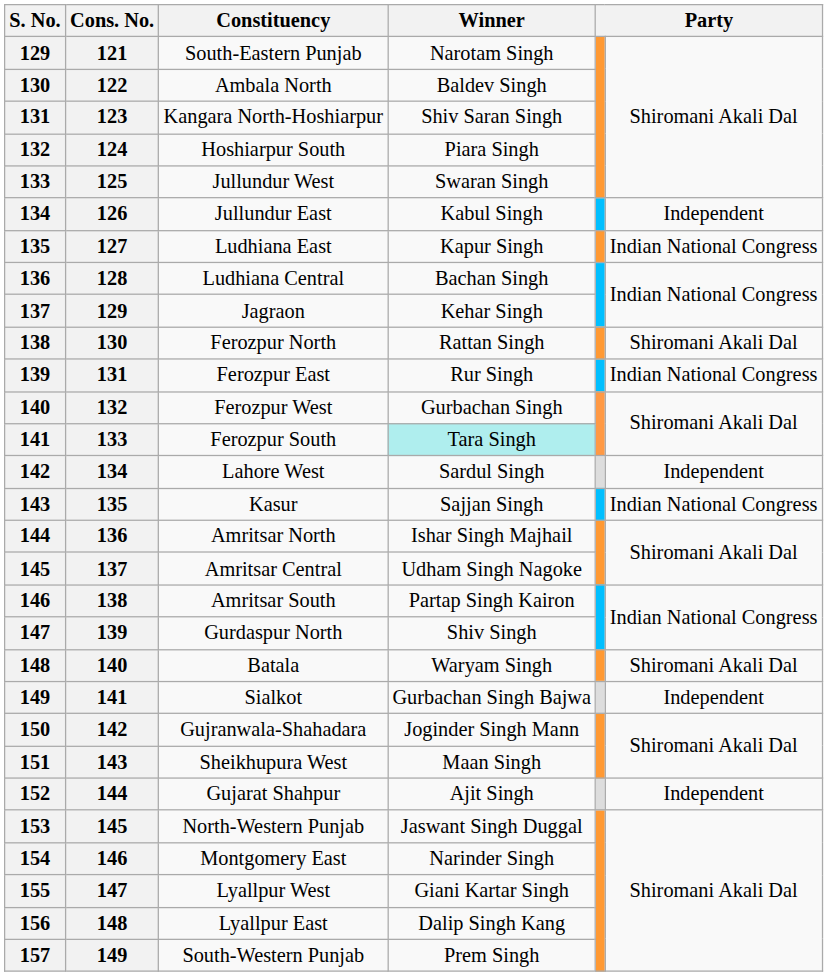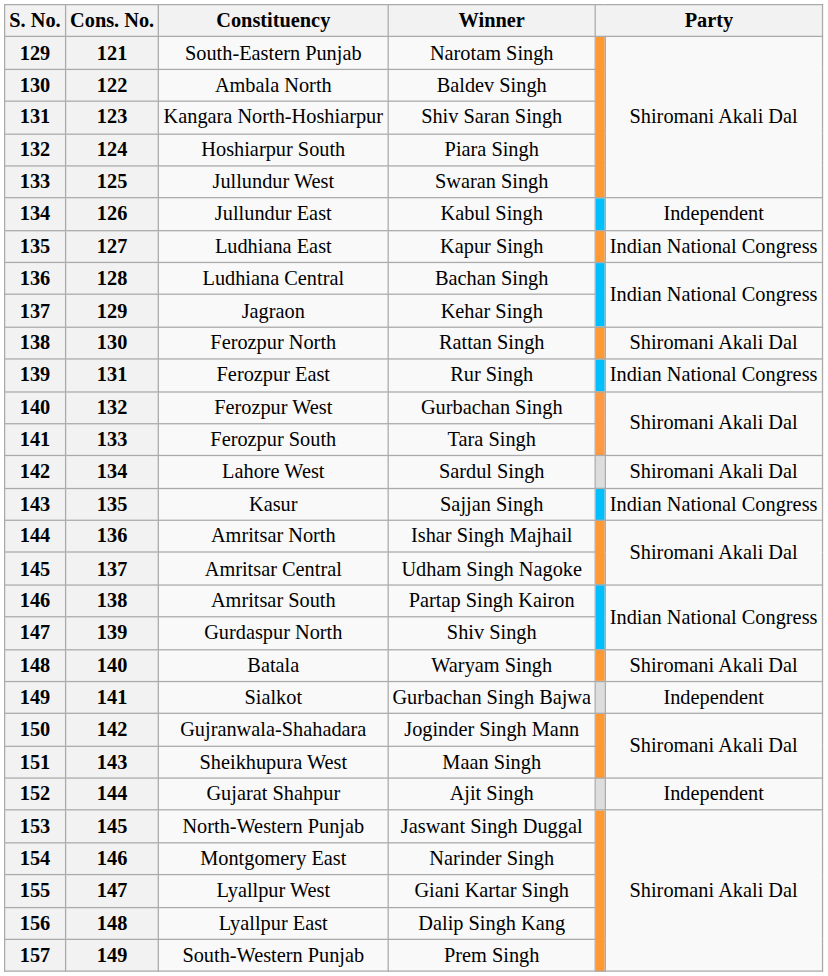(492, 439) paleturquoise background -> (492, 439) no background
(714, 471) Independent -> (714, 471) Shiromani Akali Dal
